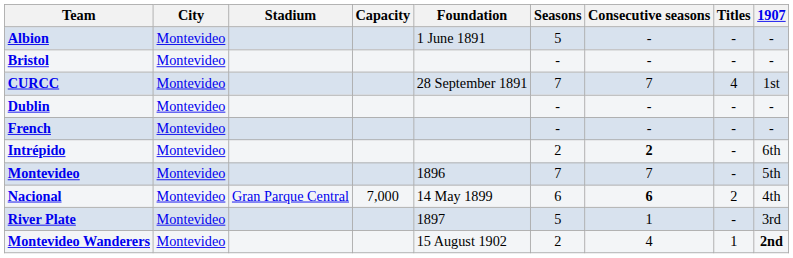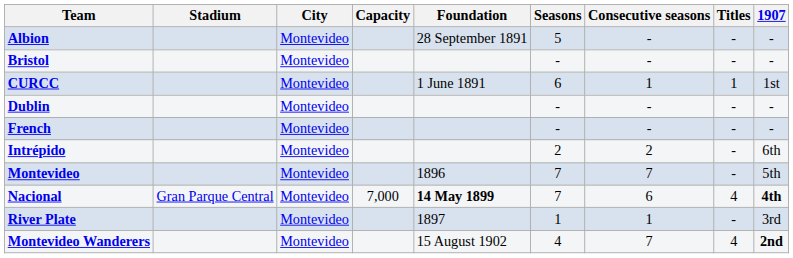columns swapped: (191, 15) <-> (290, 15)
(451, 38) 1 June 1891 -> (472, 38) 28 September 1891
(472, 83) 28 September 1891 -> (451, 83) 1 June 1891
(558, 83) 7 -> (558, 83) 6
(649, 83) 7 -> (649, 83) 1
(734, 83) 4 -> (734, 83) 1
(649, 151) bold -> (649, 151) normal
(455, 196) normal -> (455, 196) bold
(558, 196) 6 -> (558, 196) 7
(649, 196) bold -> (649, 196) normal
(734, 196) 2 -> (734, 196) 4
(771, 196) normal -> (771, 196) bold
(558, 219) 5 -> (558, 219) 1
(558, 241) 2 -> (558, 241) 4
(649, 241) 4 -> (649, 241) 7
(734, 241) 1 -> (734, 241) 4
